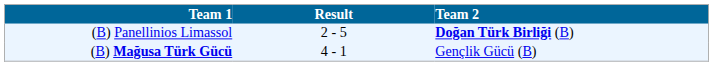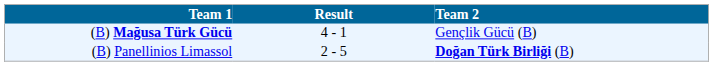rows swapped: (162, 51) <-> (162, 32)
